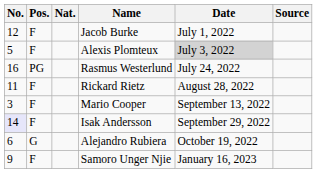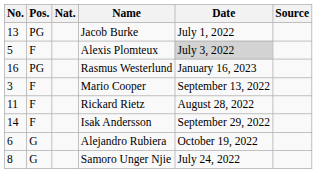(13, 31) 12 -> (13, 31) 13
(32, 31) F -> (37, 31) PG
(209, 68) July 24, 2022 -> (217, 68) January 16, 2023
rows swapped: (113, 86) <-> (113, 104)
(13, 123) lavender background -> (13, 123) no background
(10, 159) 9 -> (10, 159) 8
(32, 159) F -> (33, 159) G
(217, 159) January 16, 2023 -> (209, 159) July 24, 2022
